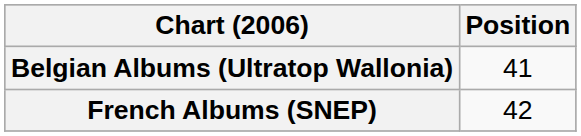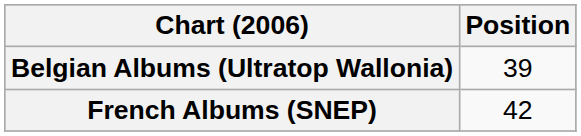(518, 67) 41 -> (518, 67) 39
